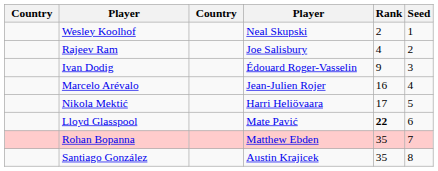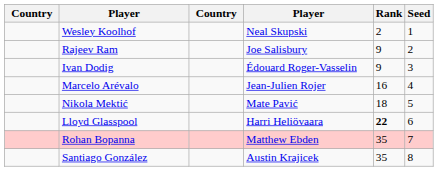(379, 49) 4 -> (379, 49) 9
(285, 103) Harri Heliövaara -> (272, 103) Mate Pavić
(381, 103) 17 -> (381, 103) 18
(272, 121) Mate Pavić -> (285, 121) Harri Heliövaara
